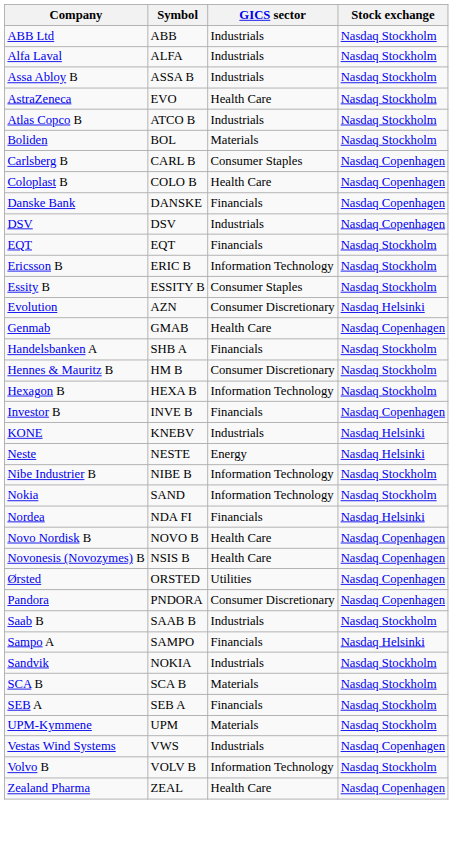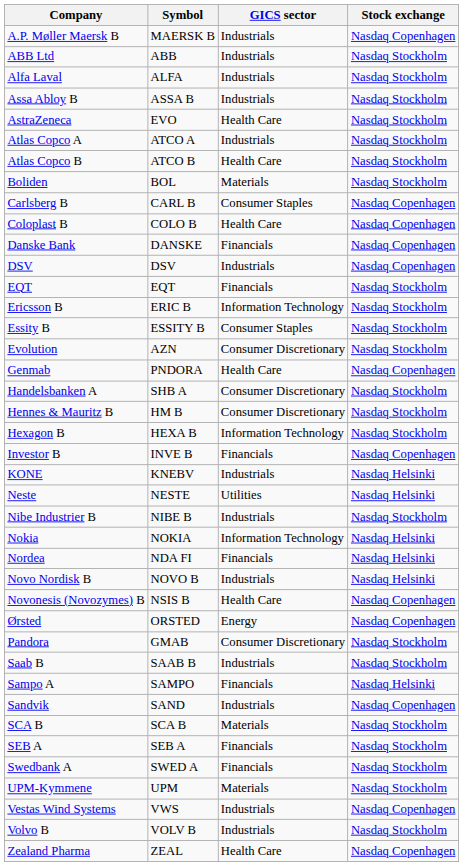+ row: (63, 36)
+ row: (45, 140)
(237, 119) Industrials -> (251, 161) Health Care
(383, 307) Nasdaq Helsinki -> (399, 349) Nasdaq Stockholm
(170, 328) GMAB -> (177, 370) PNDORA
(237, 349) Financials -> (283, 391) Consumer Discretionary
(229, 454) Energy -> (241, 496) Utilities
(272, 475) Information Technology -> (248, 516) Industrials
(168, 496) SAND -> (171, 537) NOKIA
(389, 496) Nasdaq Stockholm -> (393, 537) Nasdaq Helsinki
(241, 537) Health Care -> (248, 579) Industrials
(393, 537) Nasdaq Copenhagen -> (393, 579) Nasdaq Helsinki
(231, 579) Utilities -> (239, 621) Energy
(177, 600) PNDORA -> (170, 642) GMAB
(393, 600) Nasdaq Copenhagen -> (399, 642) Nasdaq Stockholm
(171, 663) NOKIA -> (168, 705) SAND
(389, 663) Nasdaq Stockholm -> (403, 705) Nasdaq Copenhagen
+ row: (40, 767)
(272, 767) Information Technology -> (248, 830) Industrials
